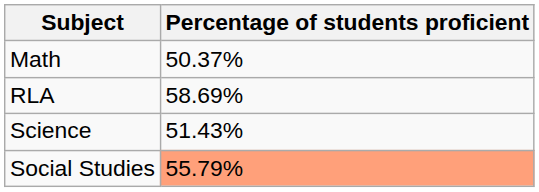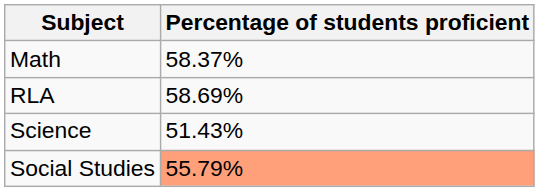(204, 58) 50.37% -> (204, 58) 58.37%
